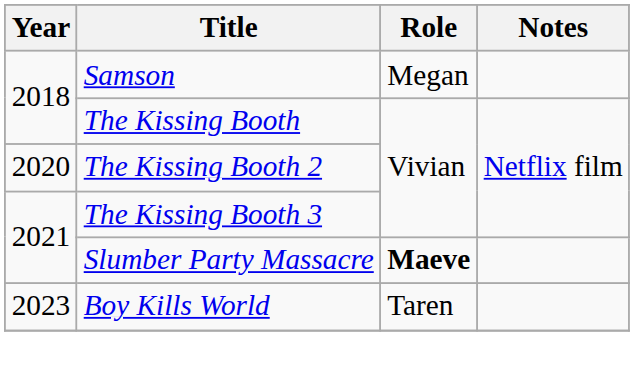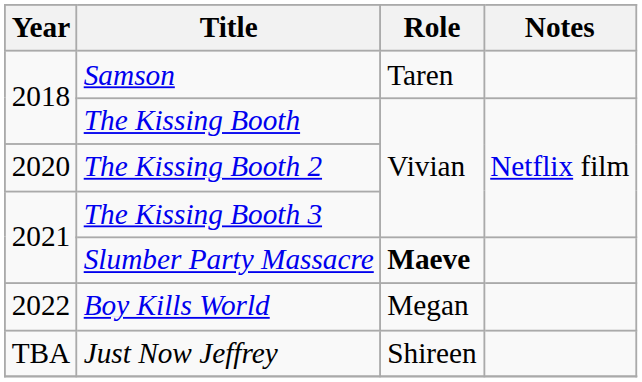(428, 74) Megan -> (420, 74) Taren
(41, 306) 2023 -> (41, 306) 2022
(420, 306) Taren -> (428, 306) Megan
+ row: (181, 352)
